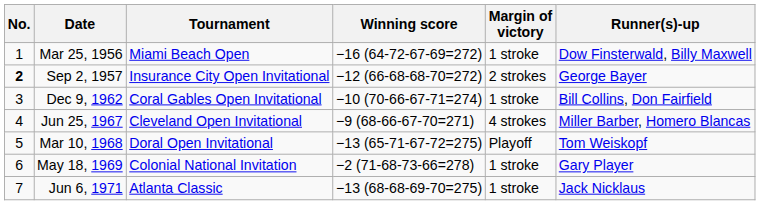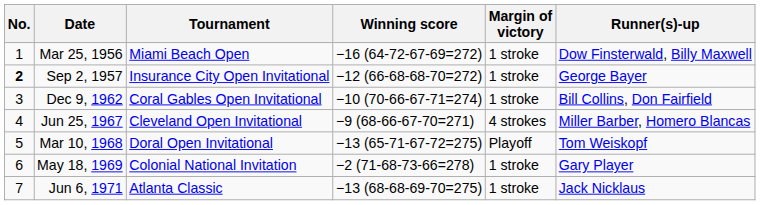(517, 76) 2 strokes -> (514, 76) 1 stroke
